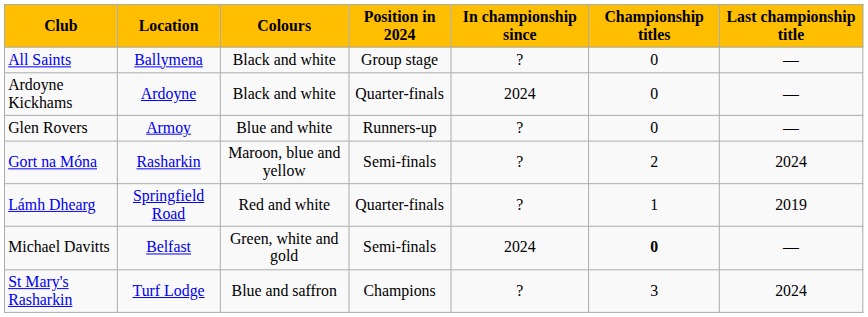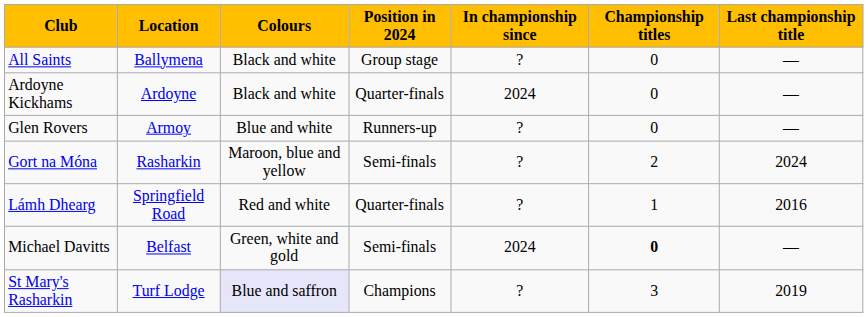(791, 205) 2019 -> (791, 205) 2016
(284, 290) no background -> (284, 290) lavender background
(791, 290) 2024 -> (791, 290) 2019
